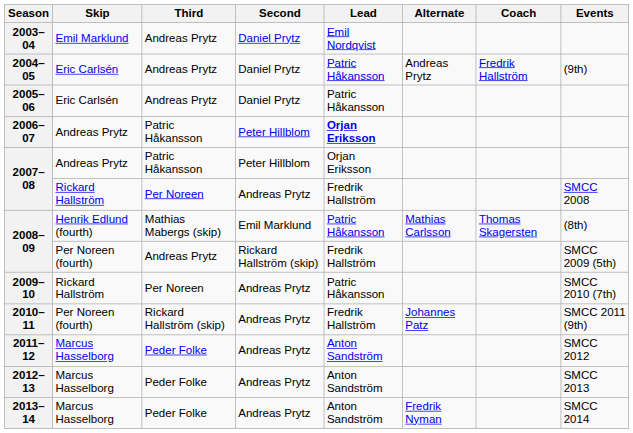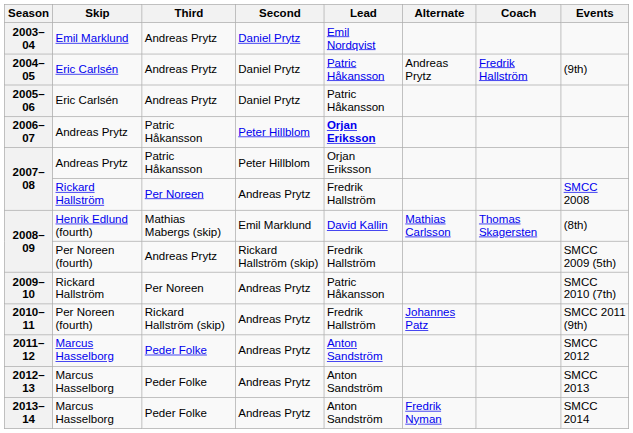(356, 225) Patric Håkansson -> (357, 225) David Kallin
